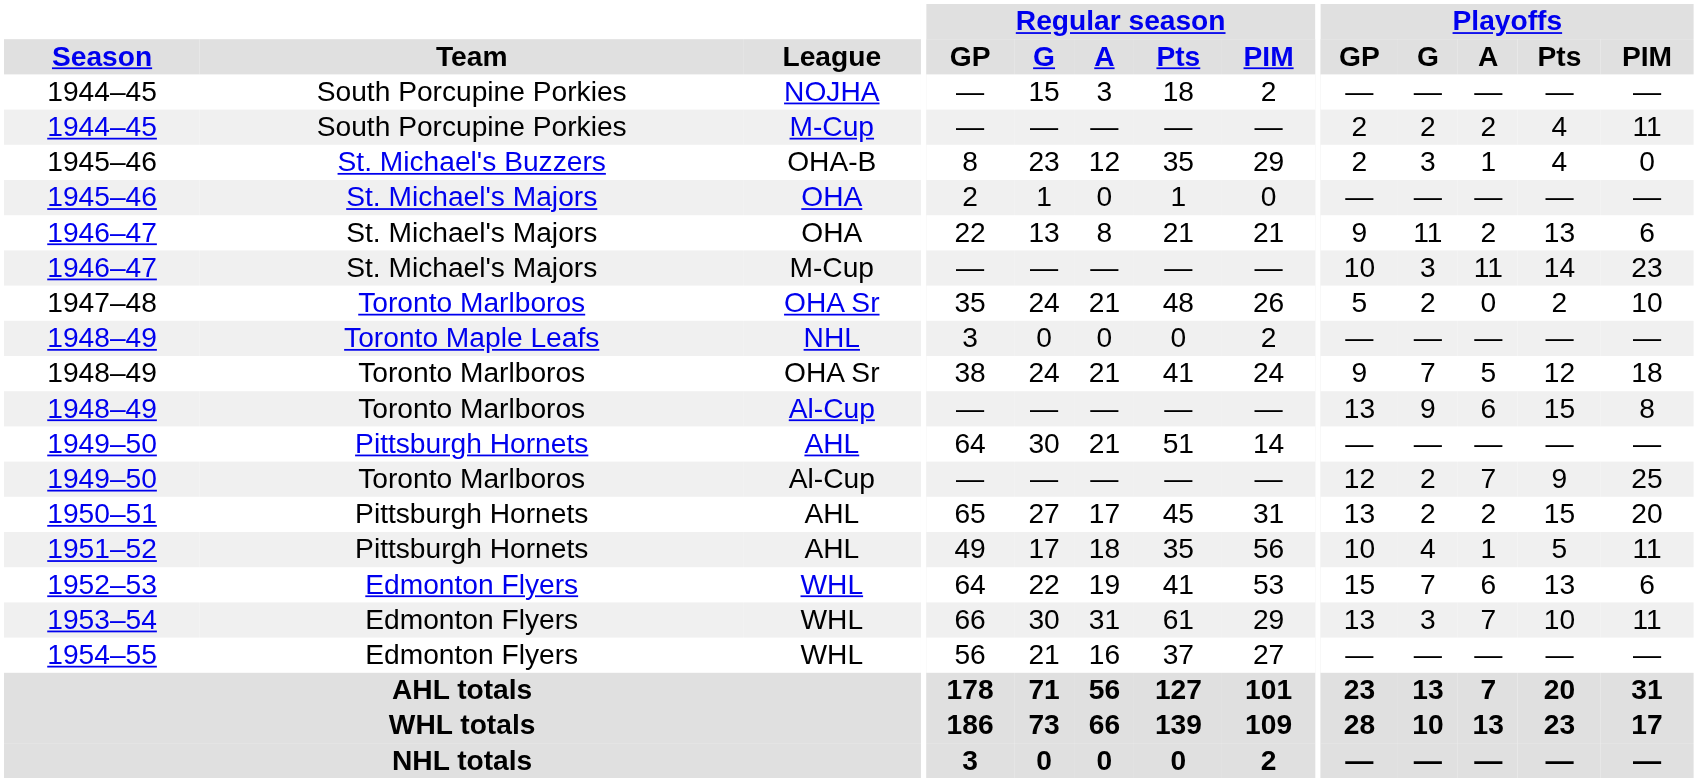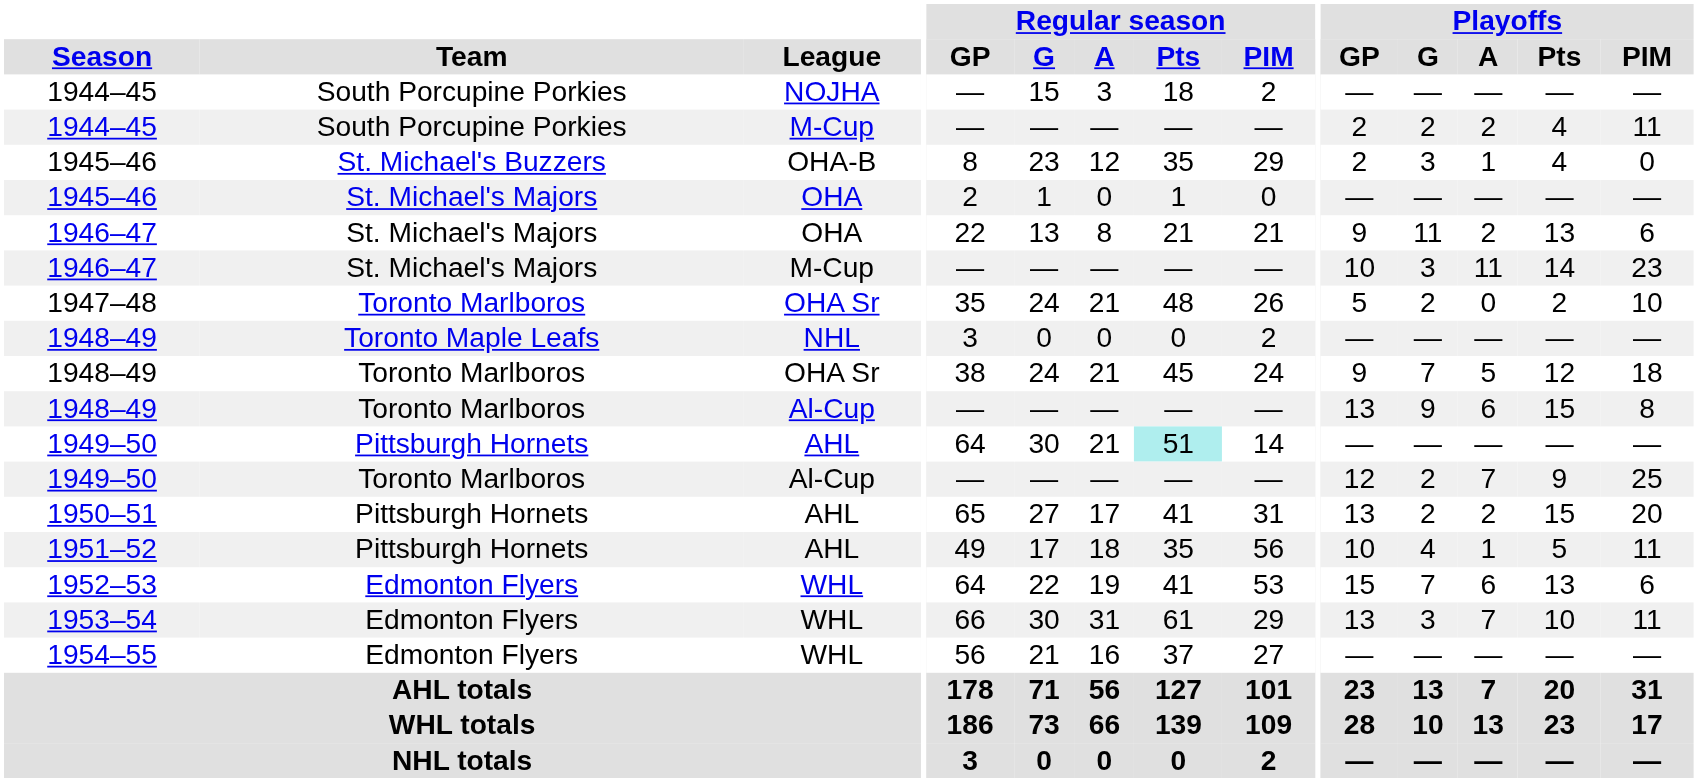(1178, 373) 41 -> (1178, 373) 45
(1178, 443) no background -> (1178, 443) paleturquoise background
(1178, 514) 45 -> (1178, 514) 41
